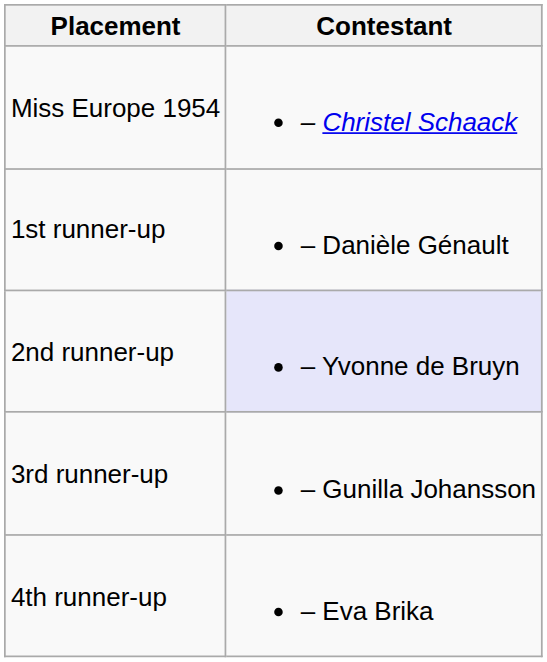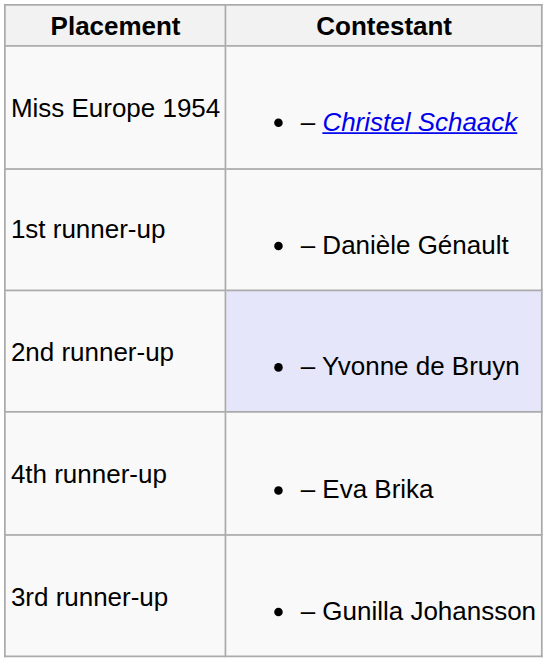rows swapped: (90, 474) <-> (89, 596)
